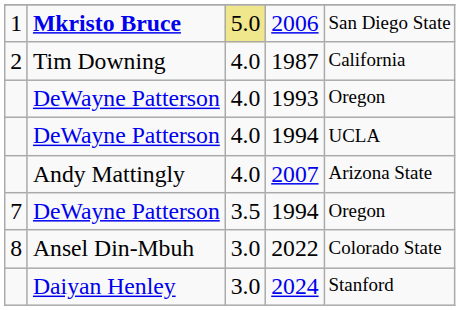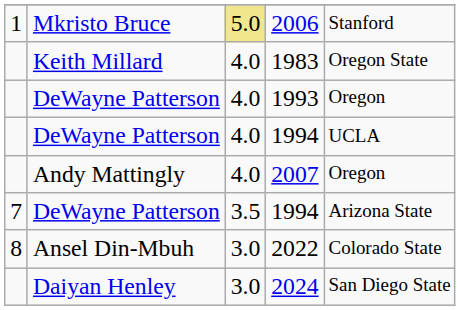(107, 23) bold -> (102, 23) normal
(390, 23) San Diego State -> (361, 23) Stanford
- row: (16, 60)
+ row: (16, 61)
(380, 173) Arizona State -> (357, 173) Oregon
(357, 211) Oregon -> (380, 211) Arizona State
(361, 286) Stanford -> (390, 286) San Diego State
